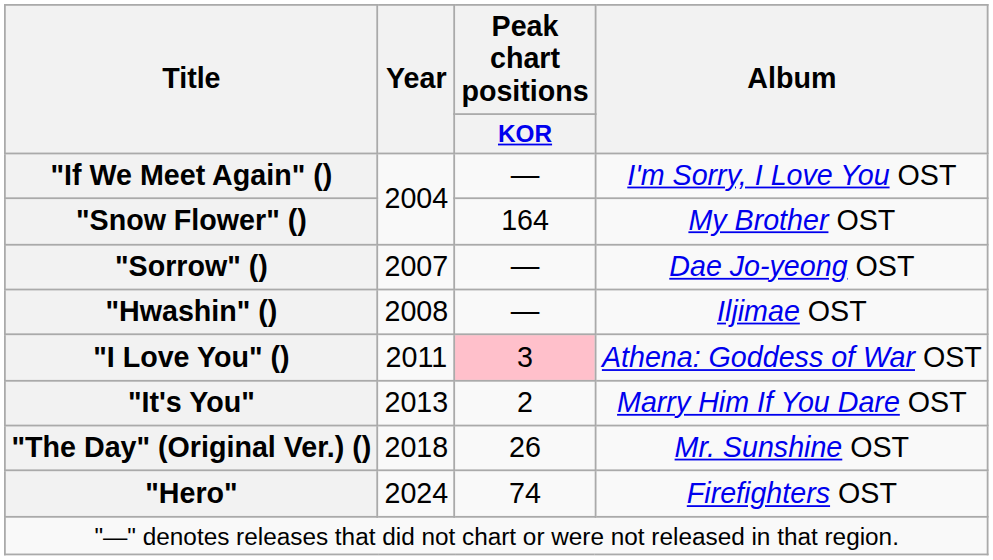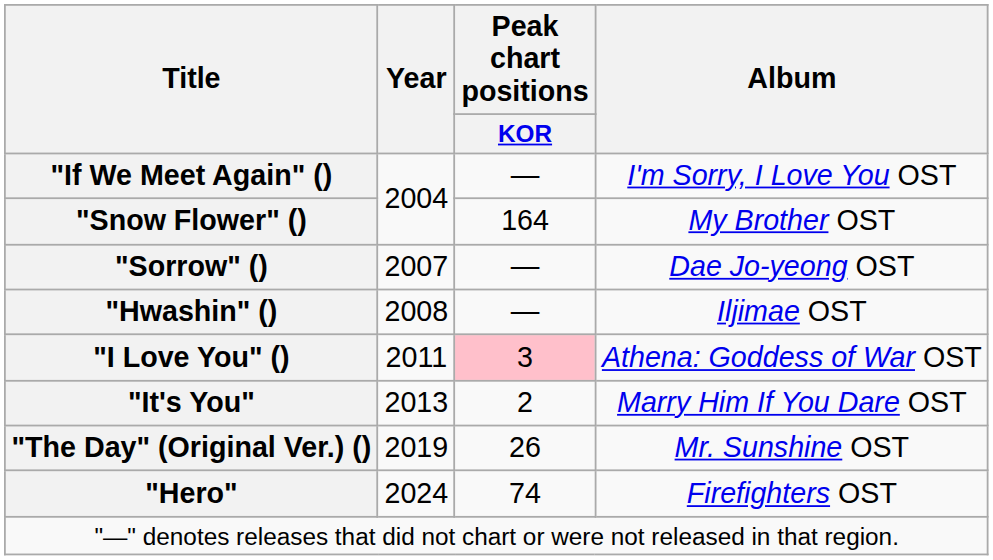(416, 447) 2018 -> (416, 447) 2019
